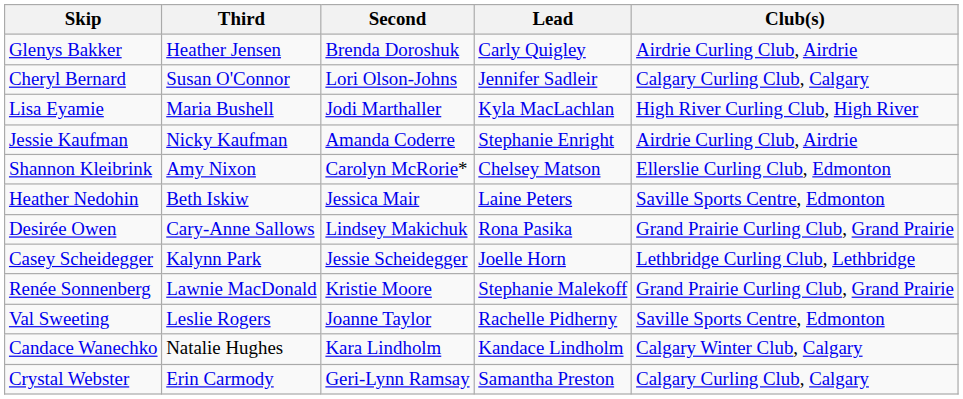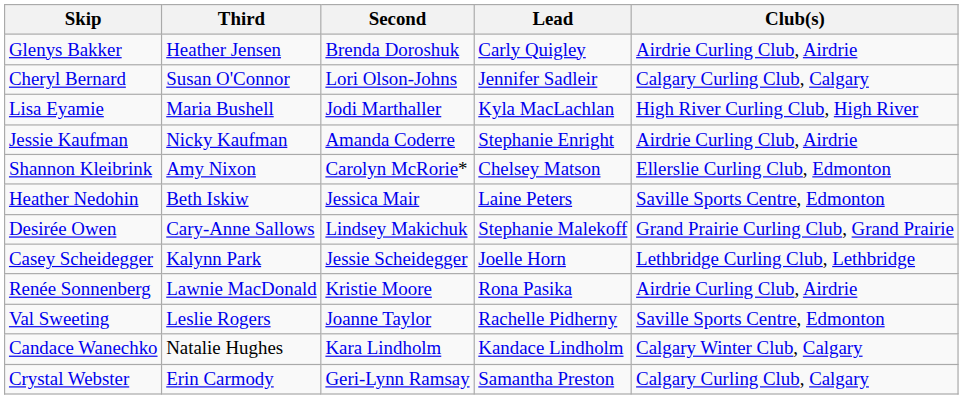(525, 229) Rona Pasika -> (553, 229) Stephanie Malekoff
(553, 288) Stephanie Malekoff -> (525, 288) Rona Pasika
(795, 288) Grand Prairie Curling Club, Grand Prairie -> (747, 288) Airdrie Curling Club, Airdrie
